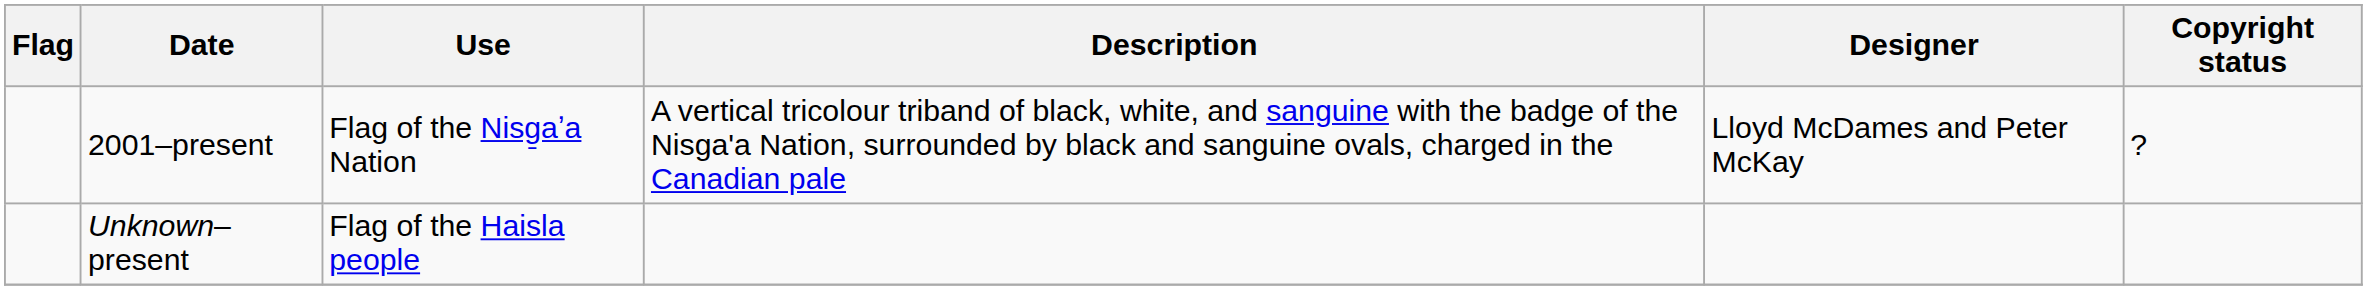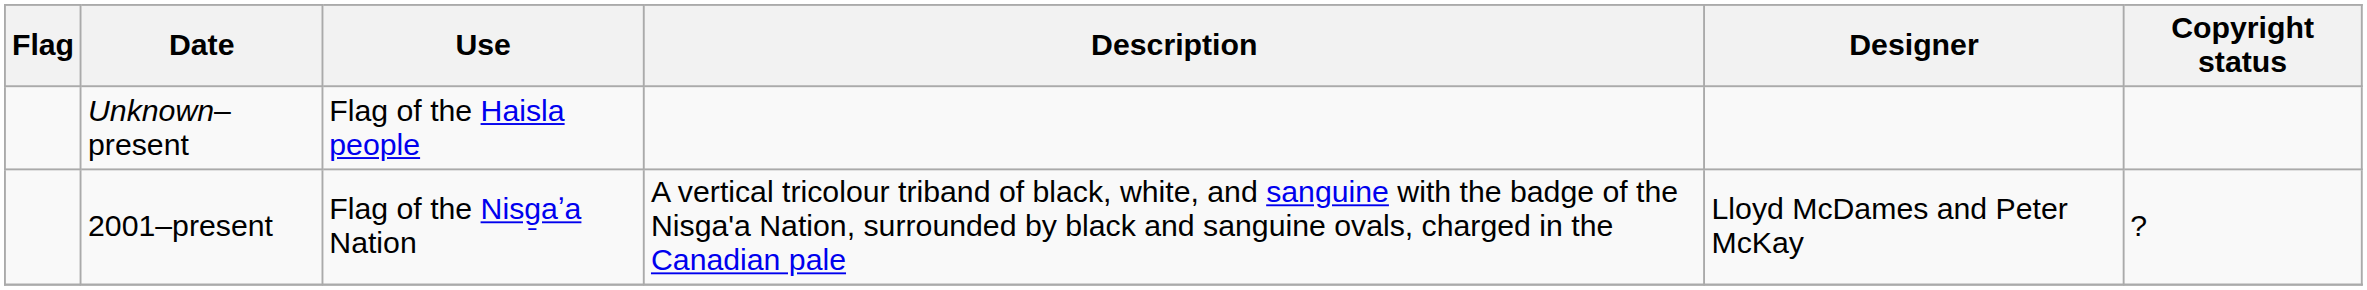rows swapped: (159, 243) <-> (180, 144)
